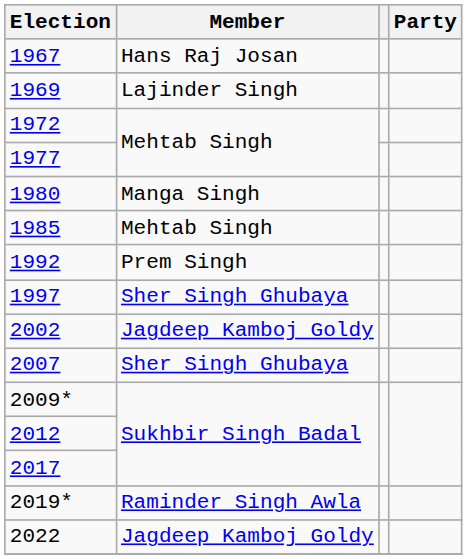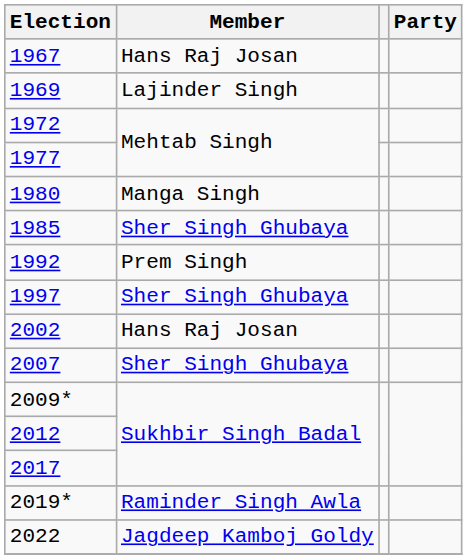(197, 228) Mehtab Singh -> (235, 228) Sher Singh Ghubaya
(247, 331) Jagdeep Kamboj Goldy -> (209, 331) Hans Raj Josan
